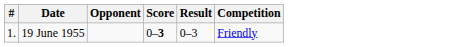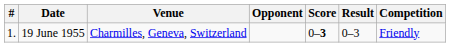+ column: (168, 13)
